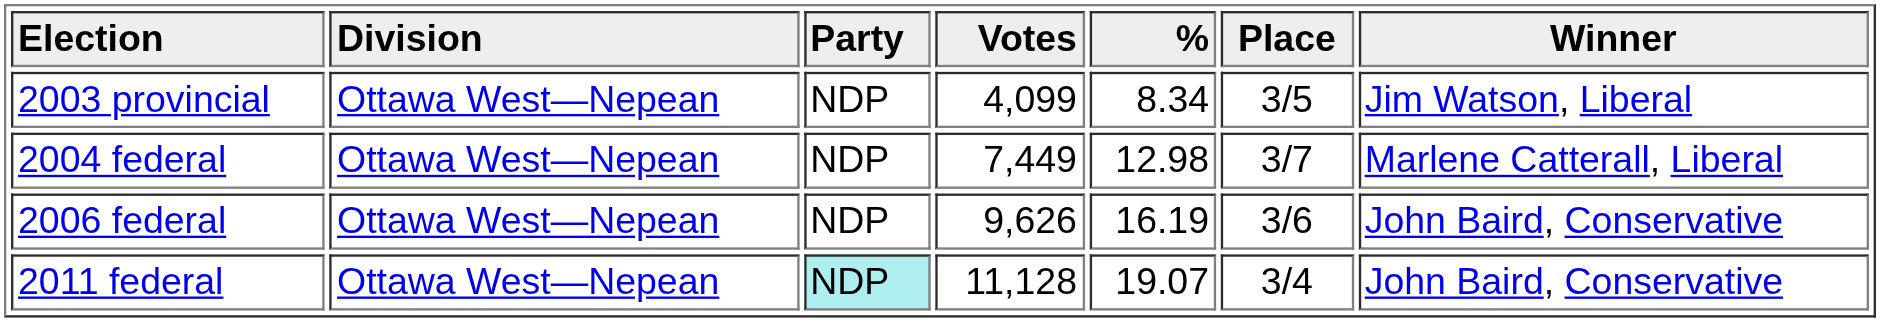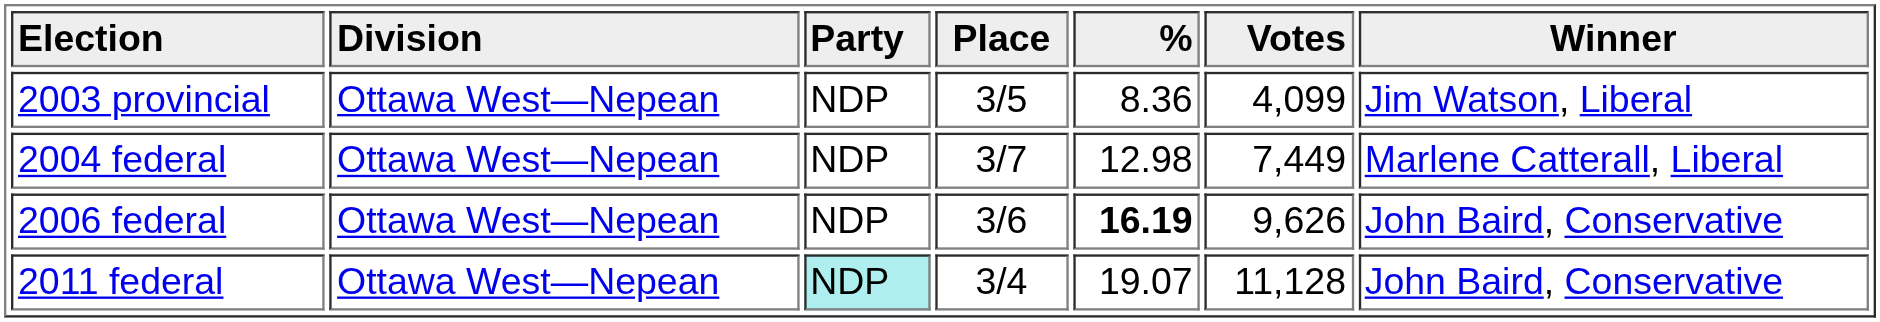columns swapped: (1027, 38) <-> (1287, 38)
(1173, 99) 8.34 -> (1156, 99) 8.36
(1162, 220) normal -> (1146, 220) bold
